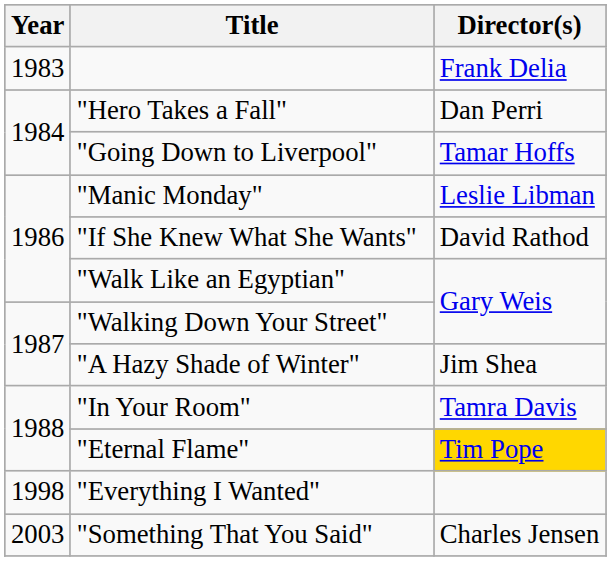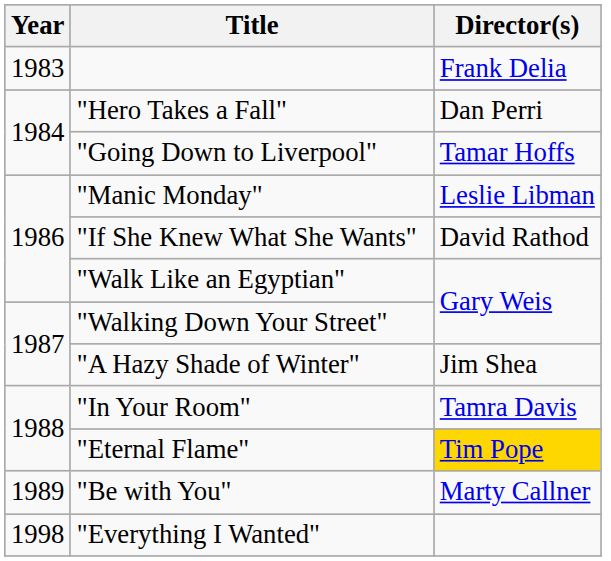+ row: (154, 491)
- row: (225, 534)
